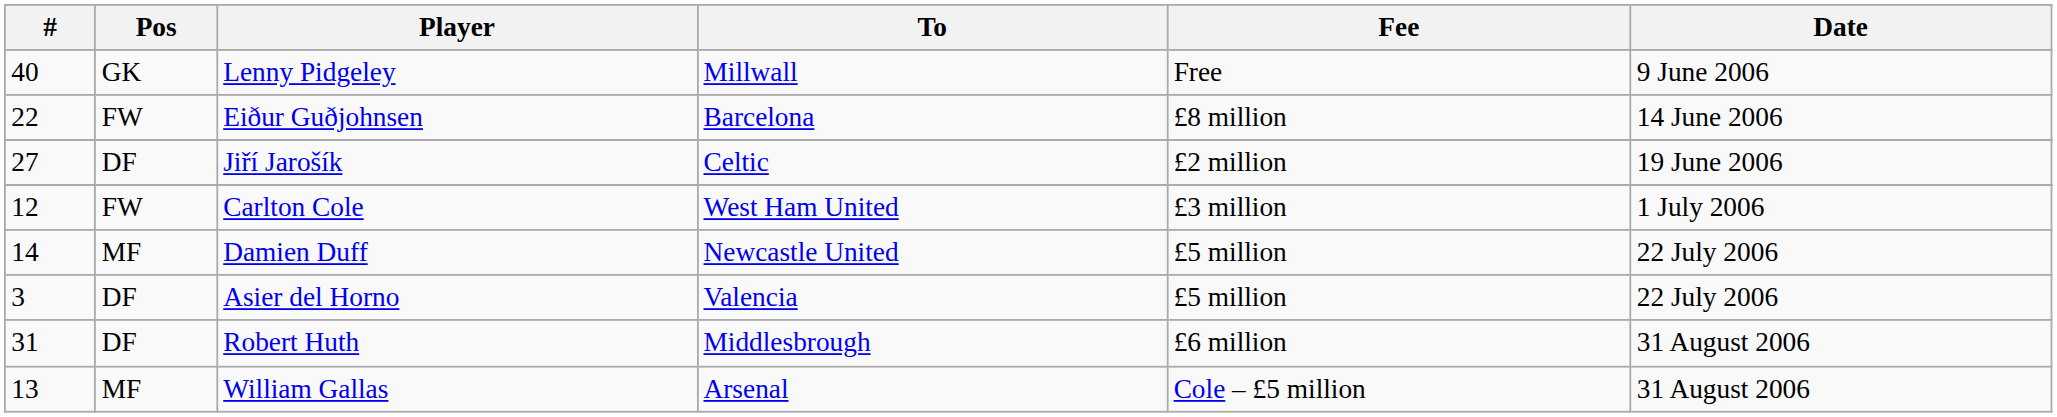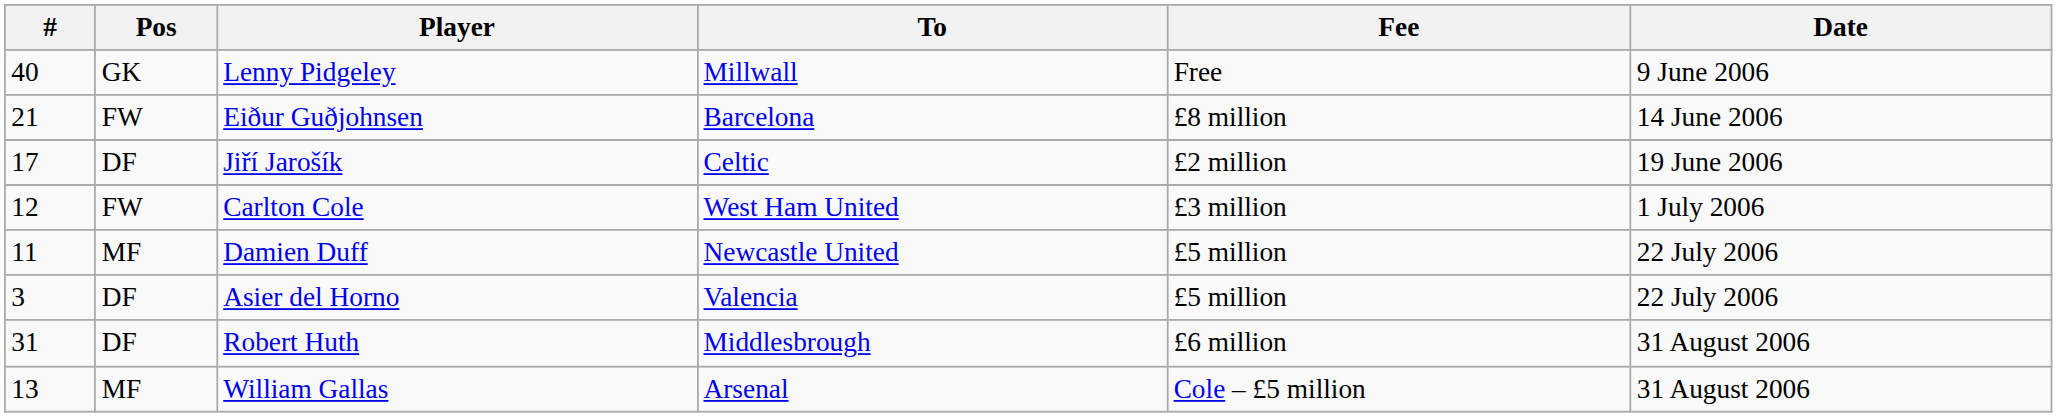(25, 117) 22 -> (25, 117) 21
(25, 162) 27 -> (25, 162) 17
(25, 252) 14 -> (24, 252) 11
